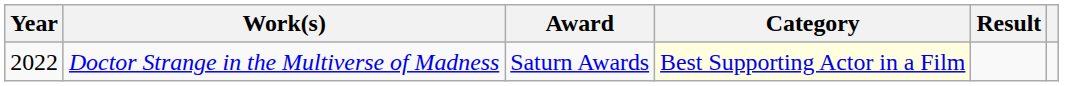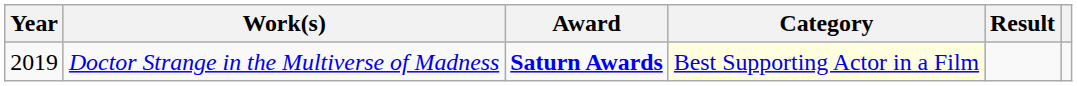(34, 61) 2022 -> (34, 61) 2019
(580, 61) normal -> (587, 61) bold
